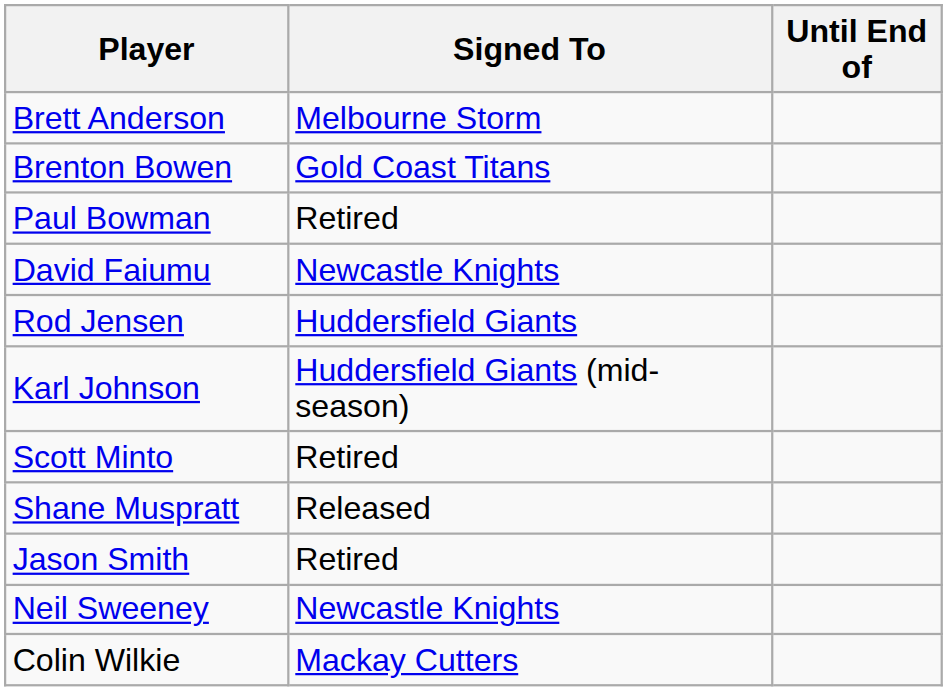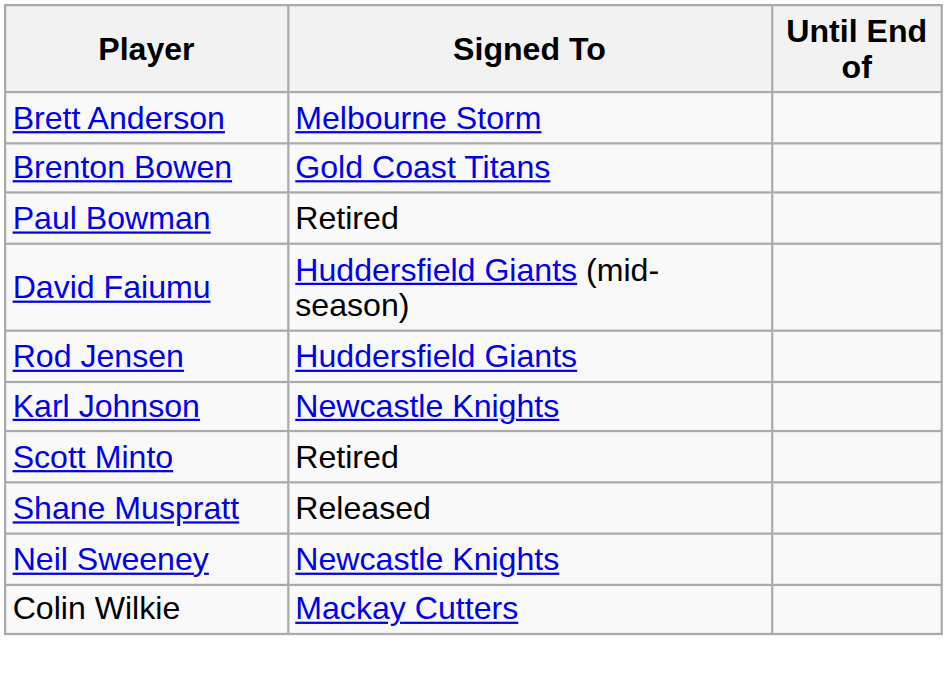(427, 269) Newcastle Knights -> (477, 287) Huddersfield Giants (mid-season)
(477, 389) Huddersfield Giants (mid-season) -> (427, 407) Newcastle Knights
- row: (101, 559)
